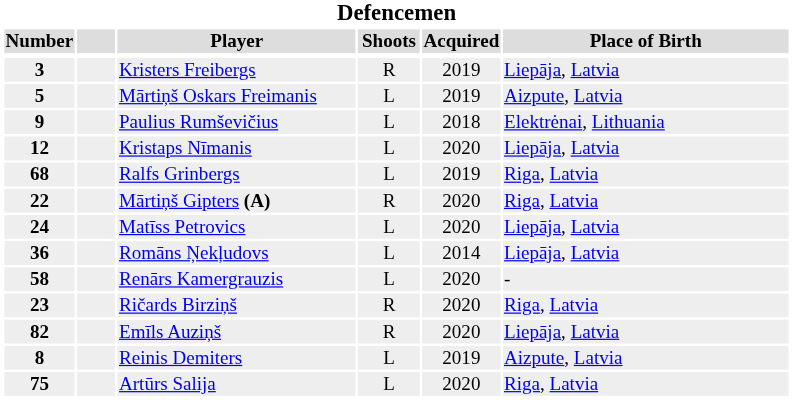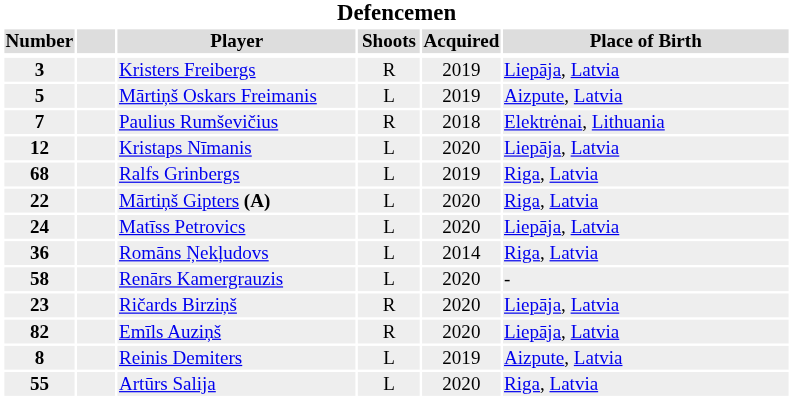(39, 122) 9 -> (39, 122) 7
(389, 122) L -> (389, 122) R
(389, 200) R -> (389, 200) L
(562, 252) Liepāja, Latvia -> (551, 252) Riga, Latvia
(551, 305) Riga, Latvia -> (562, 305) Liepāja, Latvia
(39, 383) 75 -> (39, 383) 55
